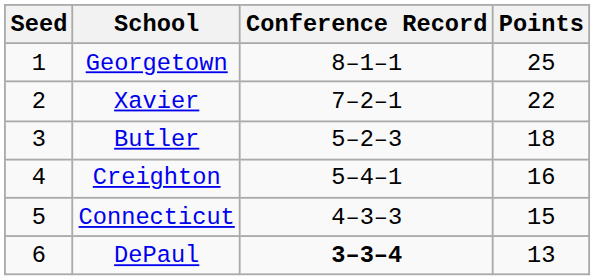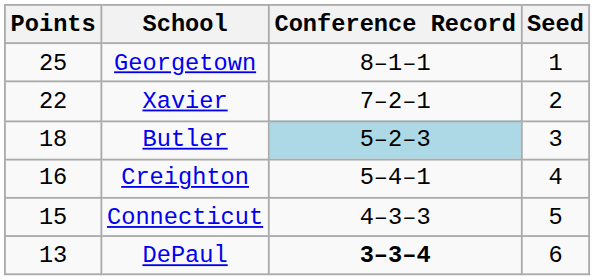columns swapped: (39, 24) <-> (541, 24)
(367, 140) no background -> (395, 140) lightblue background
